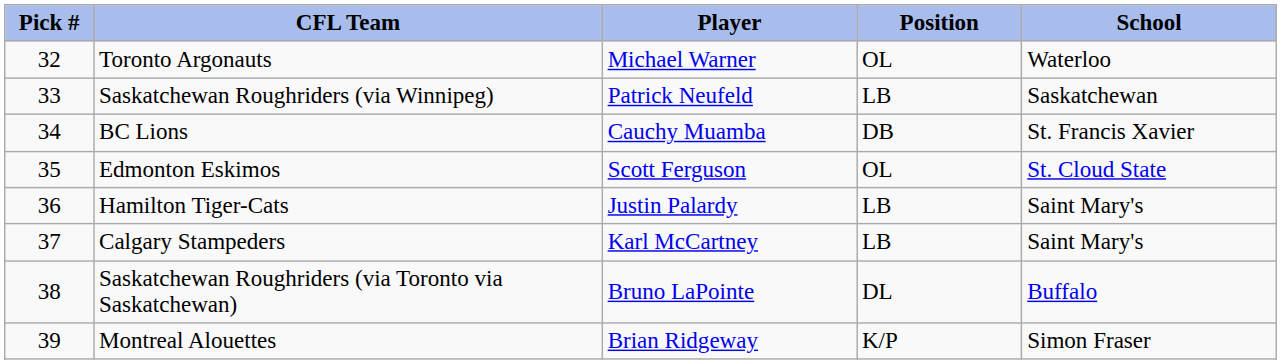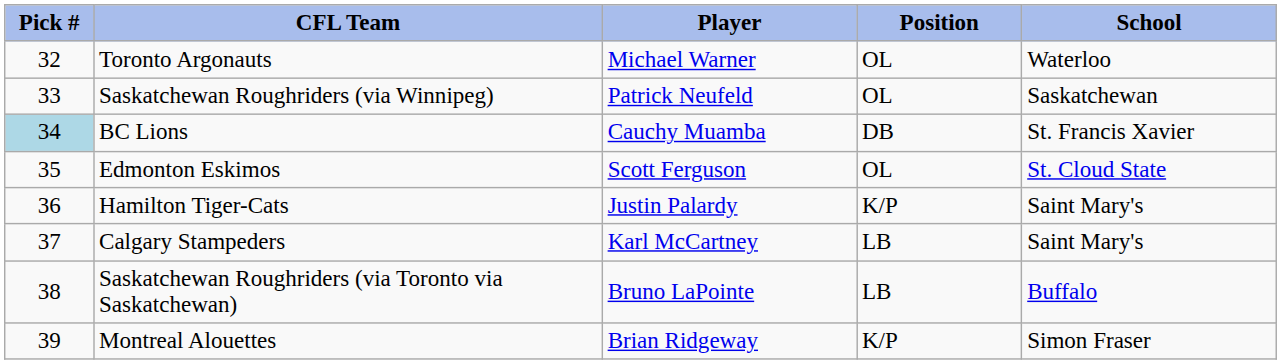(877, 95) LB -> (877, 95) OL
(49, 132) no background -> (49, 132) lightblue background
(877, 205) LB -> (880, 205) K/P
(877, 291) DL -> (877, 291) LB
